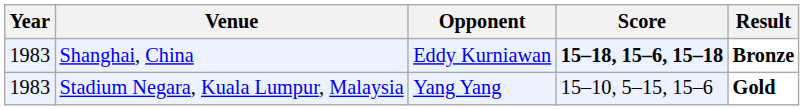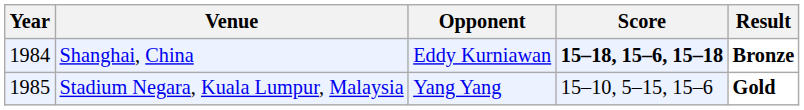(30, 55) 1983 -> (30, 55) 1984
(30, 88) 1983 -> (30, 88) 1985
